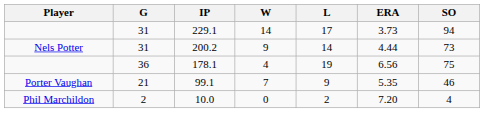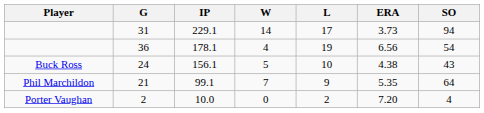- row: (205, 47)
(449, 64) 75 -> (449, 47) 54
+ row: (205, 64)
(59, 82) Porter Vaughan -> (59, 82) Phil Marchildon
(449, 82) 46 -> (449, 82) 64
(59, 99) Phil Marchildon -> (59, 99) Porter Vaughan
